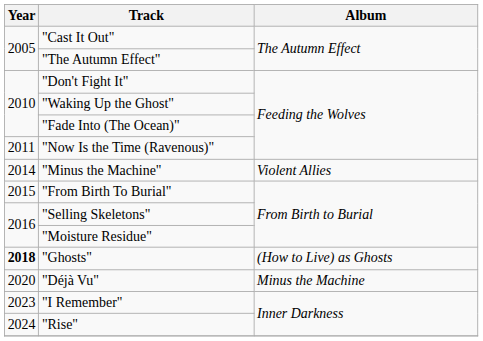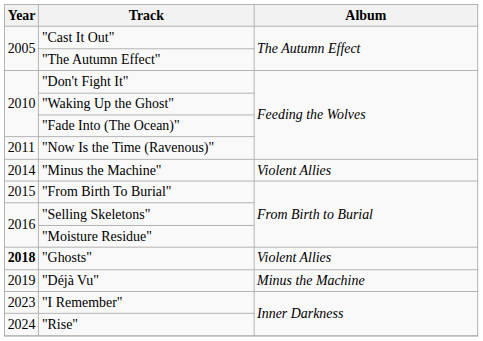(325, 258) (How to Live) as Ghosts -> (294, 258) Violent Allies
(22, 280) 2020 -> (22, 280) 2019
